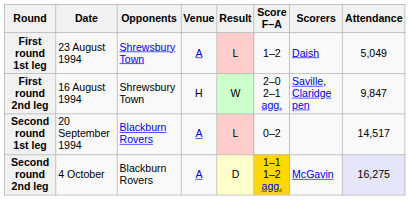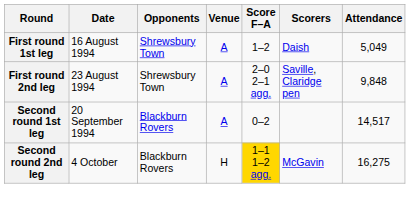- column: (235, 18)
(82, 53) 23 August 1994 -> (95, 47) 16 August 1994
(82, 93) 16 August 1994 -> (95, 82) 23 August 1994
(199, 93) H -> (224, 82) A
(374, 93) 9,847 -> (374, 82) 9,848
(199, 174) A -> (224, 163) H
(374, 174) lavender background -> (374, 163) no background
